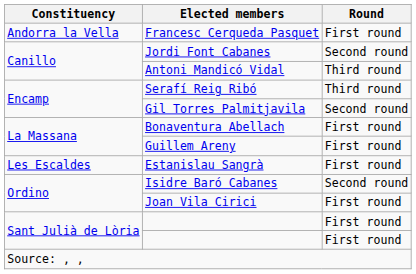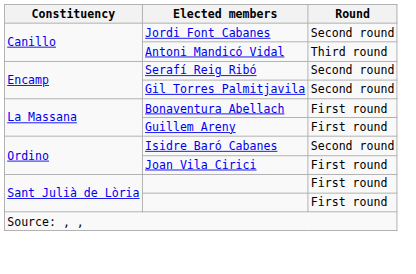- row: (63, 33)
(363, 89) Third round -> (353, 70) Second round
- row: (49, 165)
